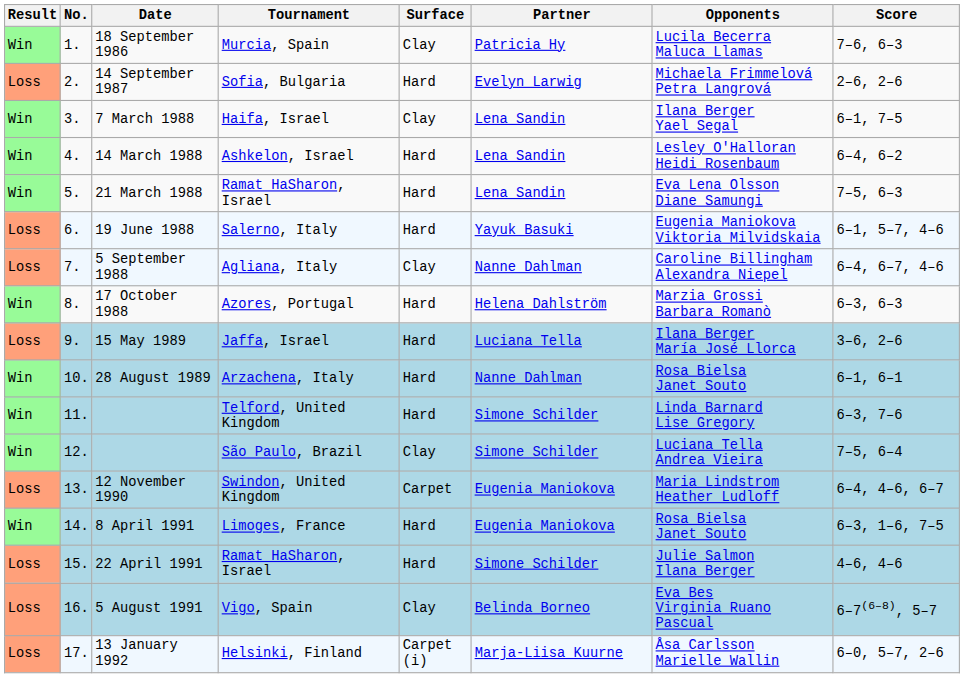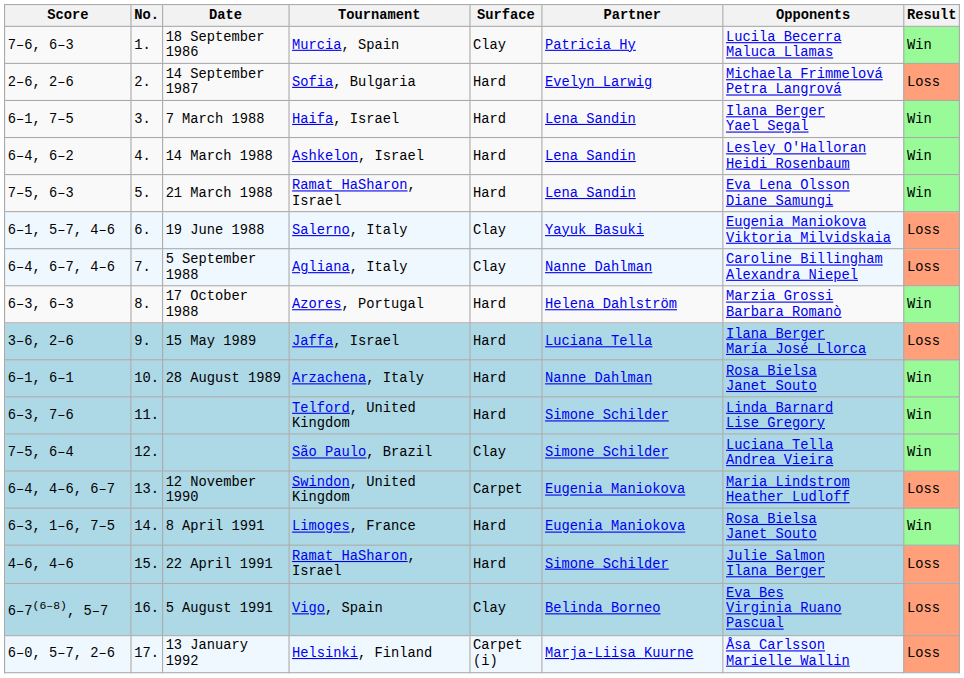columns swapped: (33, 15) <-> (897, 15)
(419, 119) Clay -> (490, 119) Hard
(419, 230) Hard -> (490, 230) Clay
